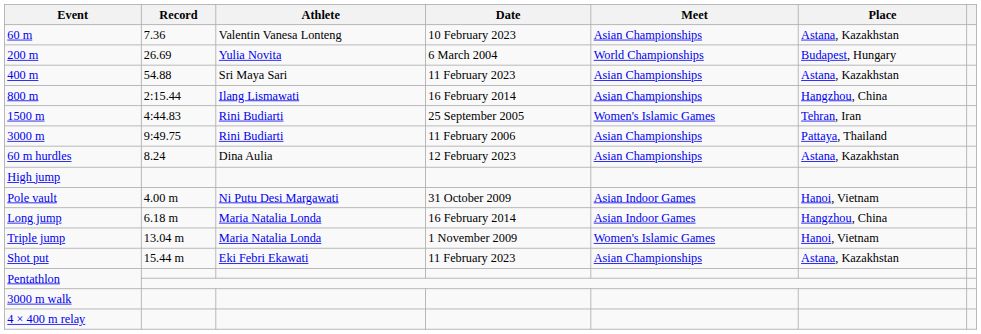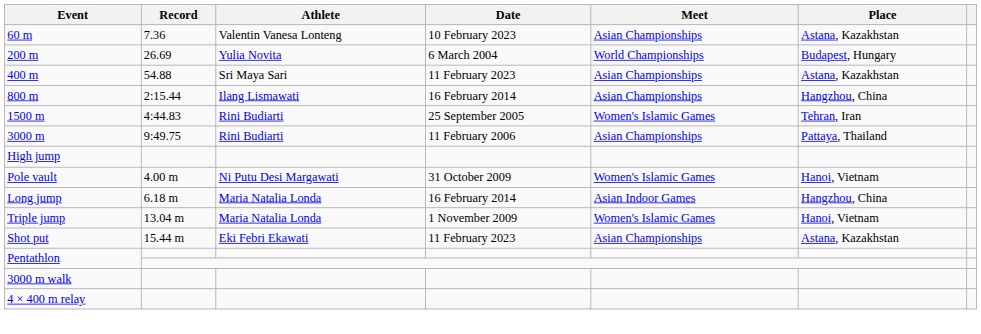- row: (39, 156)
(645, 197) Asian Indoor Games -> (654, 177) Women's Islamic Games
